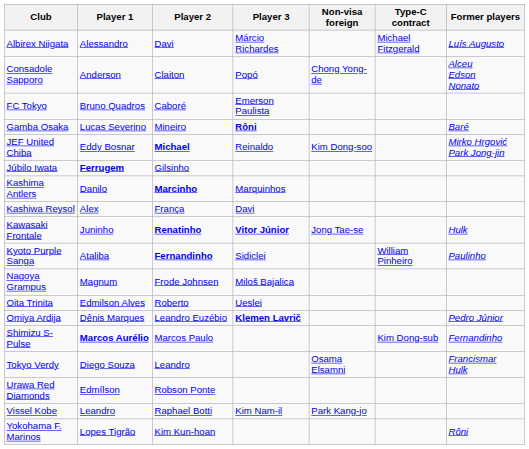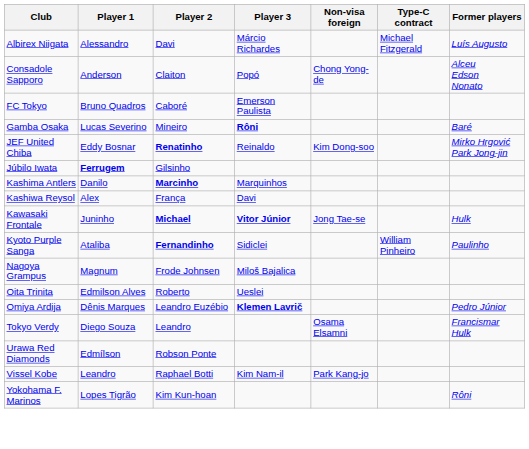(172, 147) Michael -> (179, 147) Renatinho
(178, 230) Renatinho -> (173, 219) Michael
- row: (30, 338)
